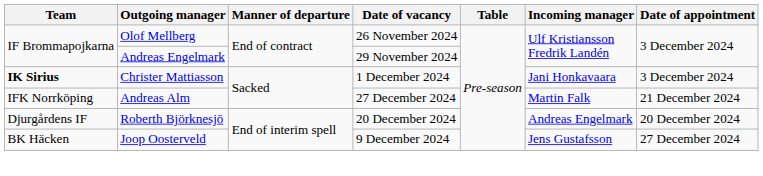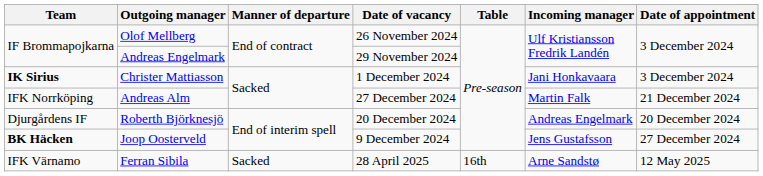(38, 139) normal -> (40, 139) bold
+ row: (154, 160)
